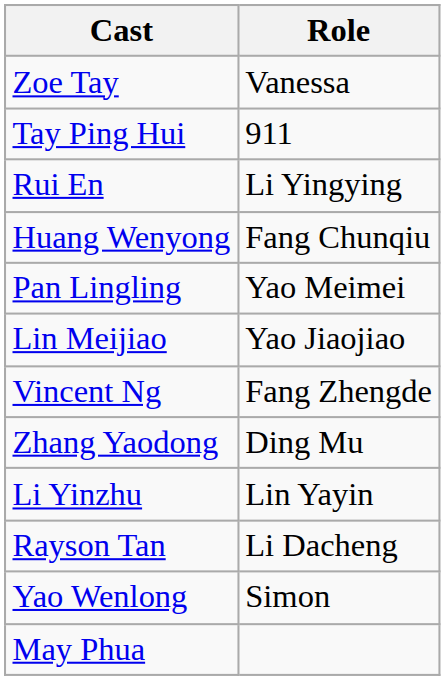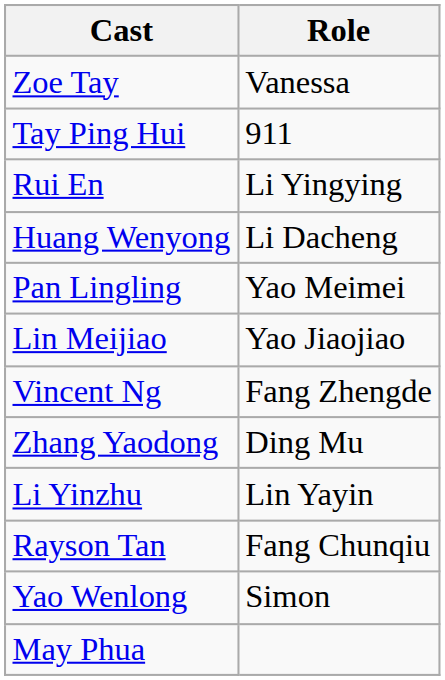(338, 236) Fang Chunqiu -> (321, 236) Li Dacheng
(321, 545) Li Dacheng -> (338, 545) Fang Chunqiu
